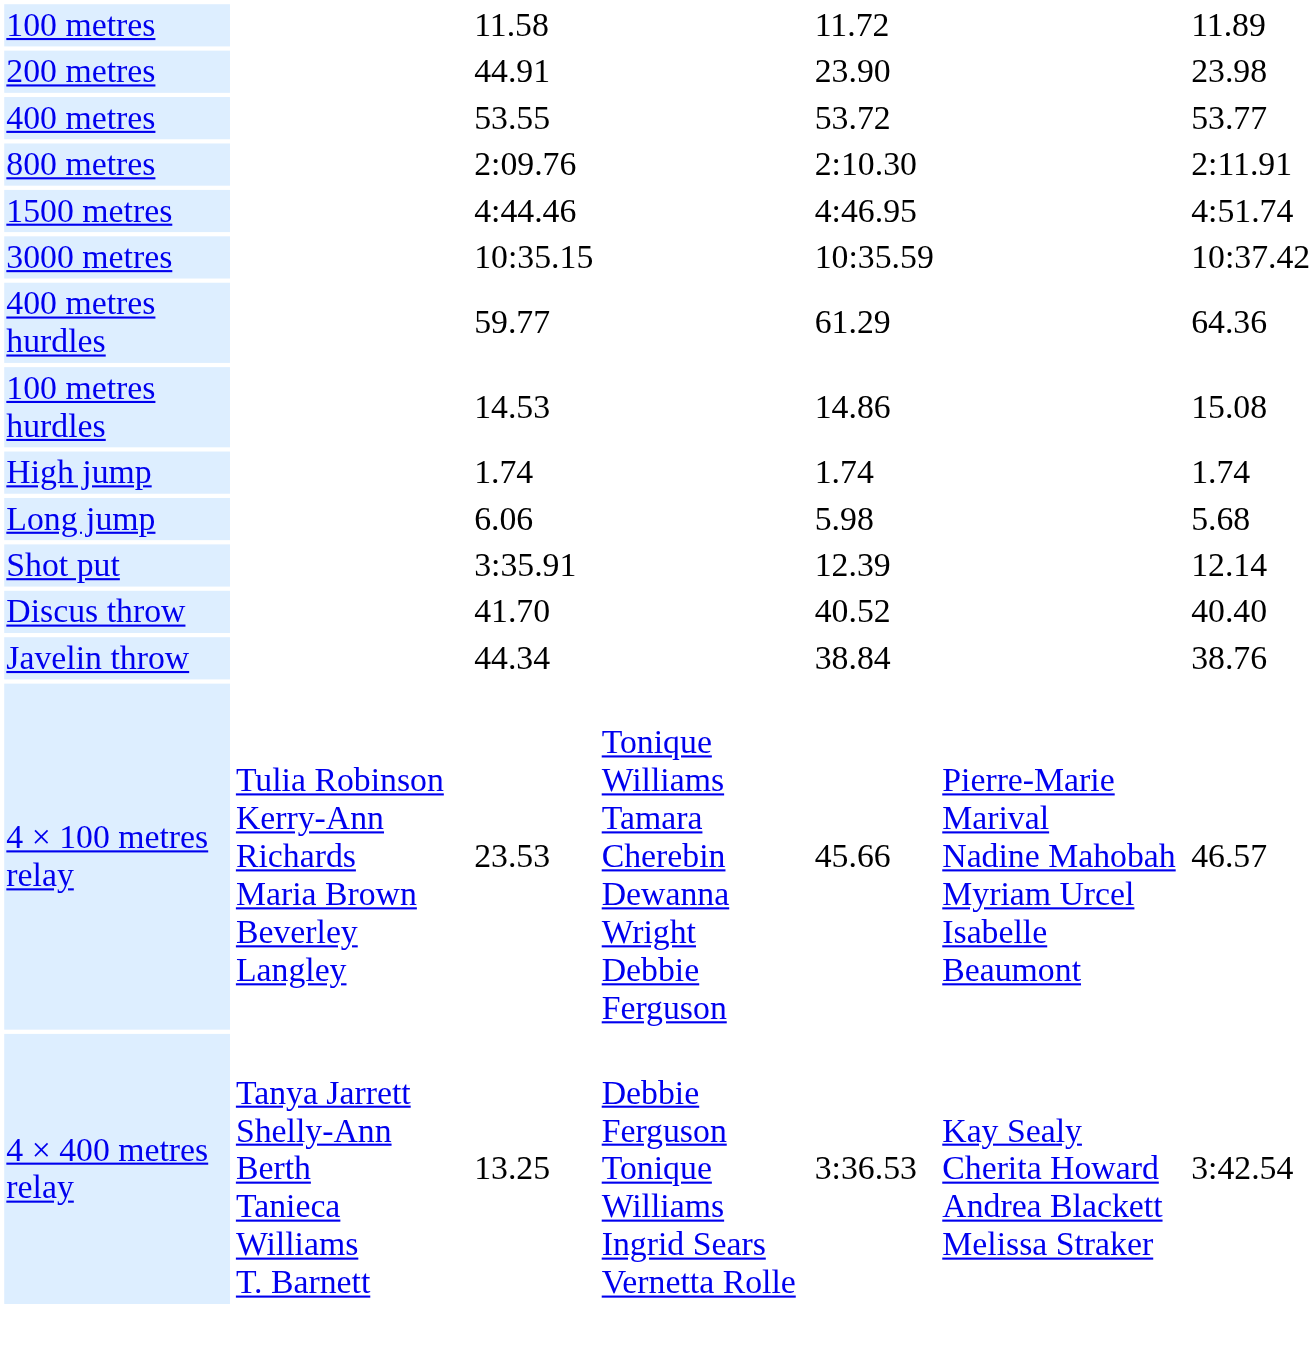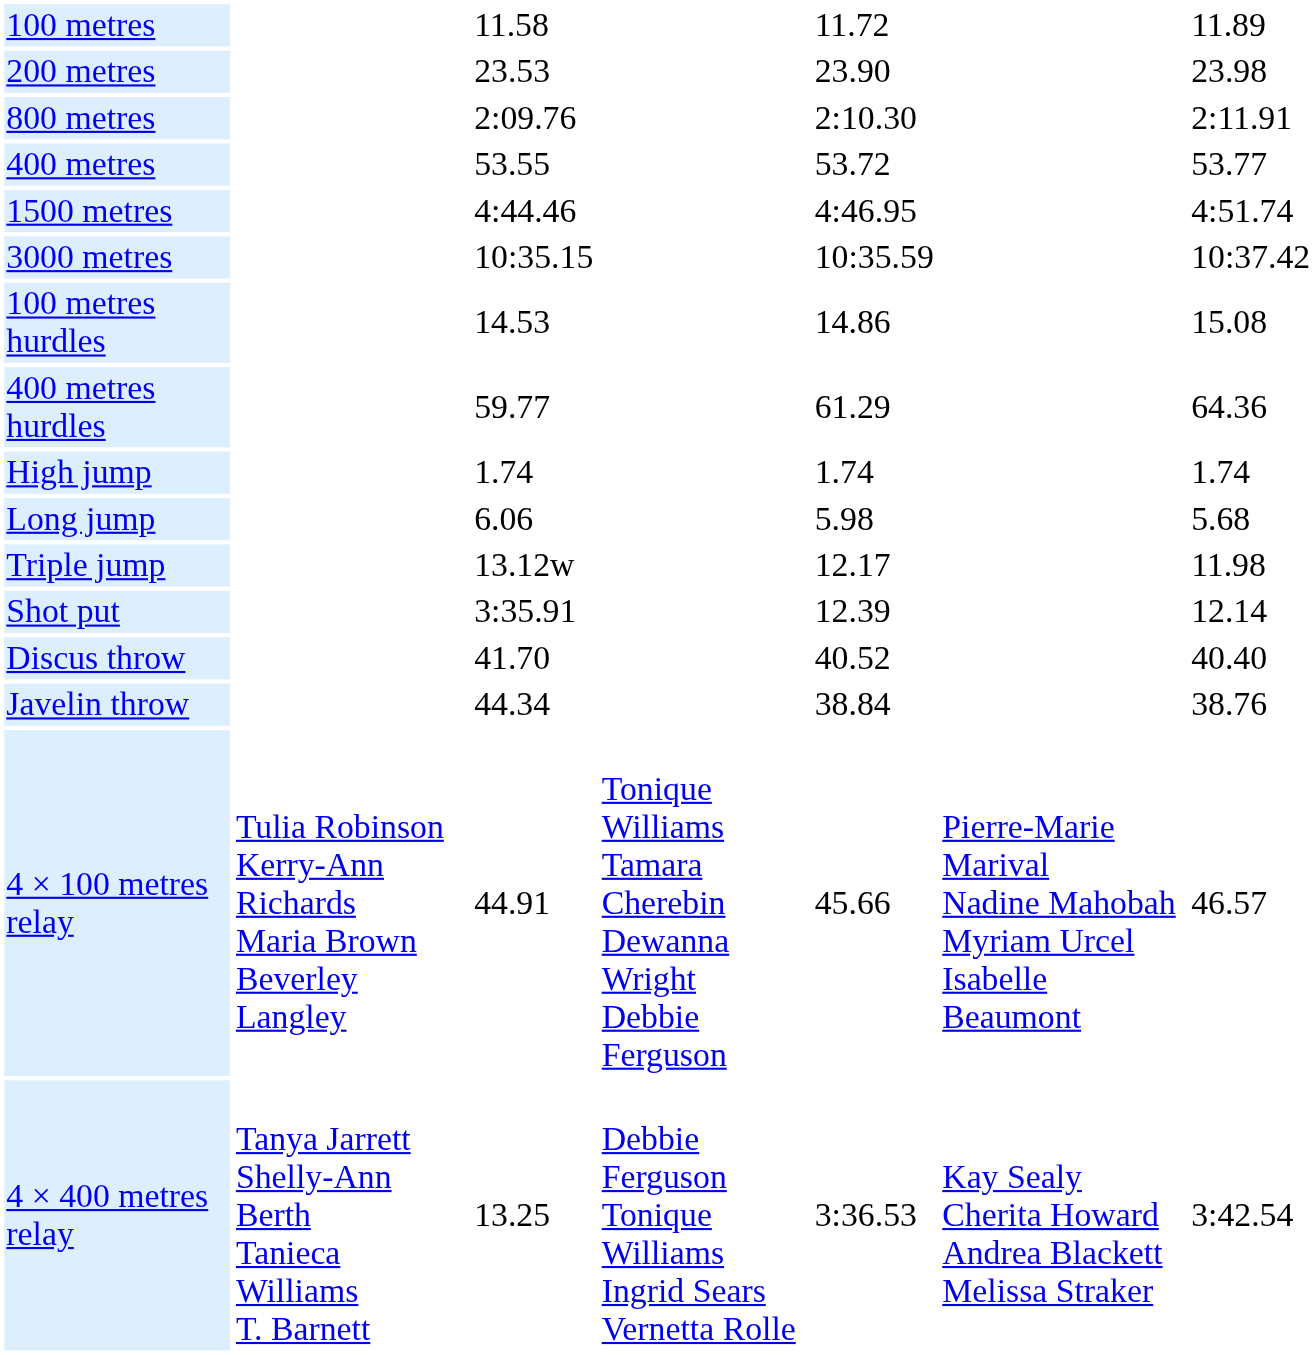(512, 71) 44.91 -> (512, 71) 23.53
rows swapped: (81, 117) <-> (81, 164)
rows swapped: (81, 406) <-> (81, 322)
+ row: (86, 564)
(512, 856) 23.53 -> (512, 902) 44.91
